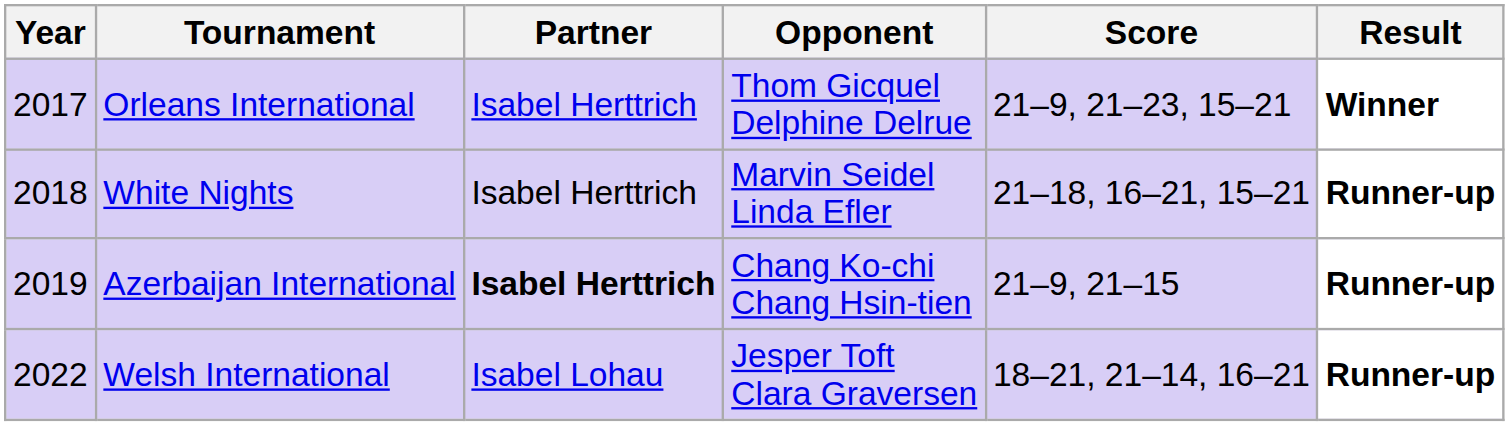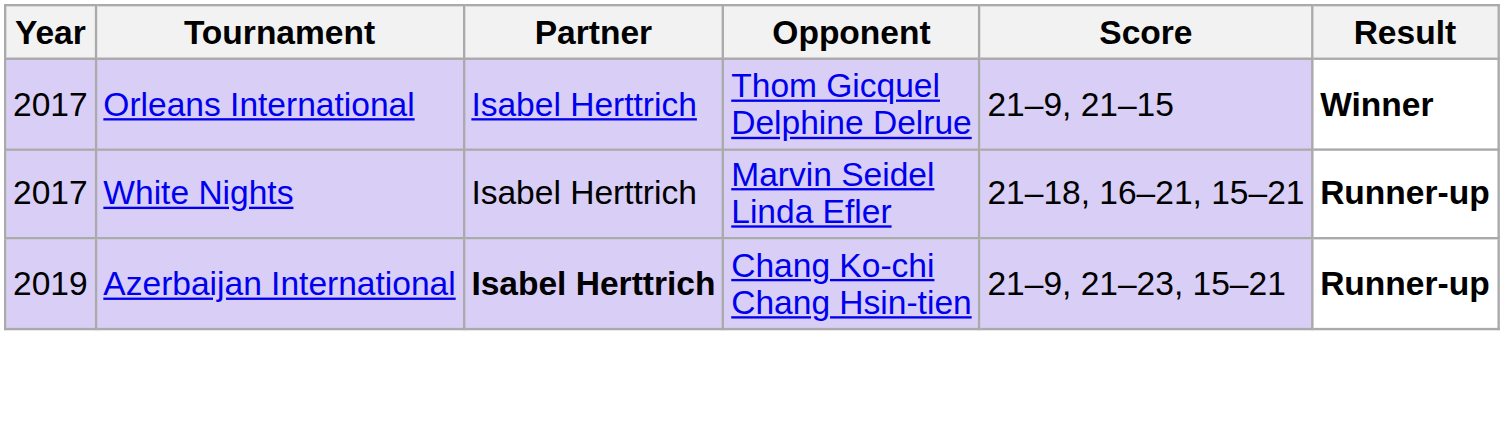(1142, 104) 21–9, 21–23, 15–21 -> (1081, 104) 21–9, 21–15
(50, 194) 2018 -> (50, 194) 2017
(1086, 284) 21–9, 21–15 -> (1137, 284) 21–9, 21–23, 15–21
- row: (247, 375)
